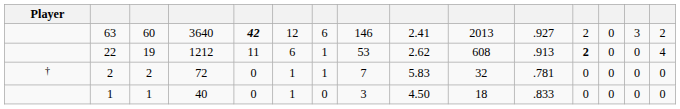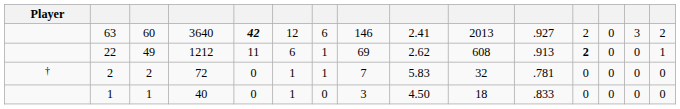(149, 52) 19 -> (149, 52) 49
(364, 52) 53 -> (364, 52) 69
(663, 52) 4 -> (663, 52) 1
